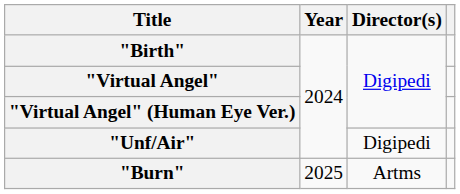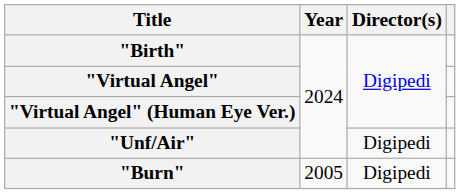(324, 173) 2025 -> (324, 173) 2005
(397, 173) Artms -> (397, 173) Digipedi
